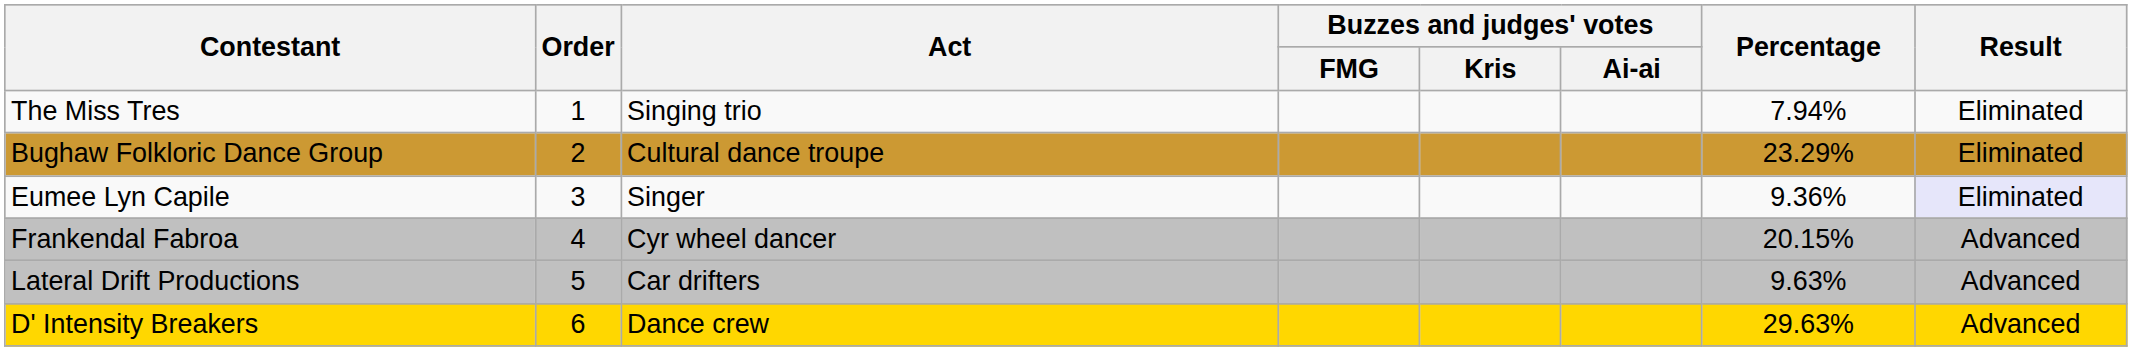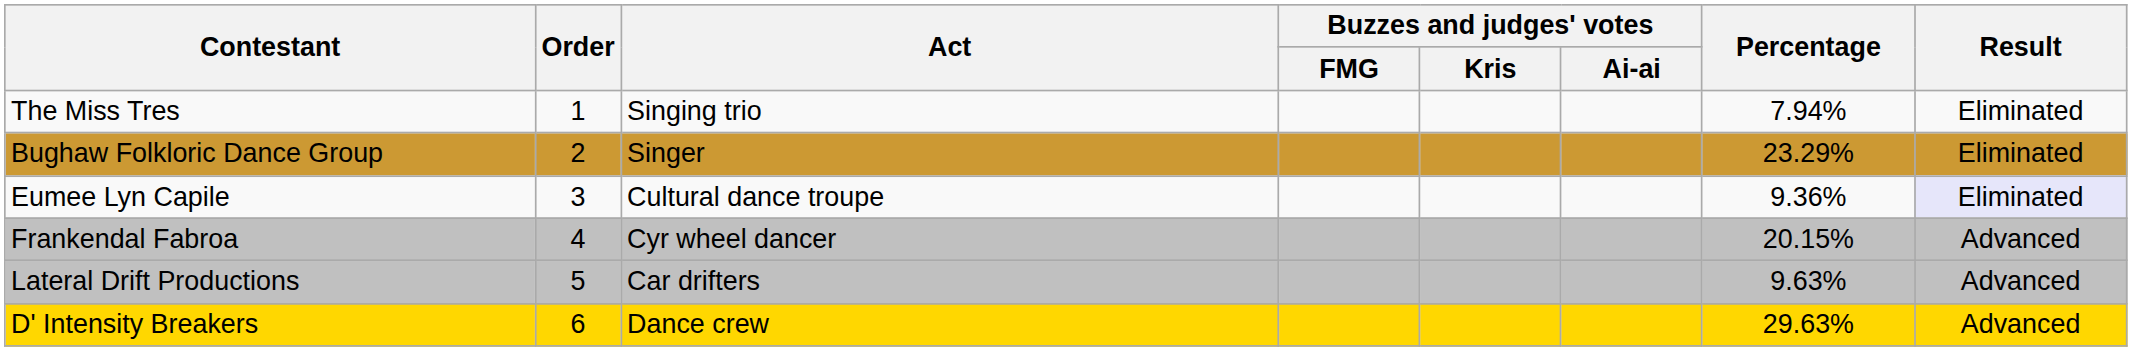(756, 153) Cultural dance troupe -> (666, 153) Singer
(666, 196) Singer -> (756, 196) Cultural dance troupe
